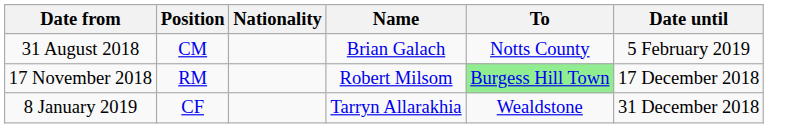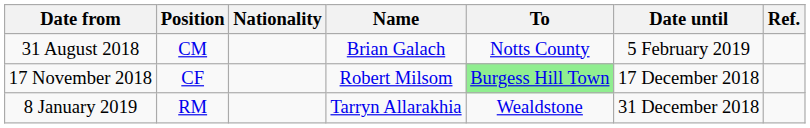+ column: (784, 19)
(193, 78) RM -> (193, 78) CF
(193, 107) CF -> (193, 107) RM
